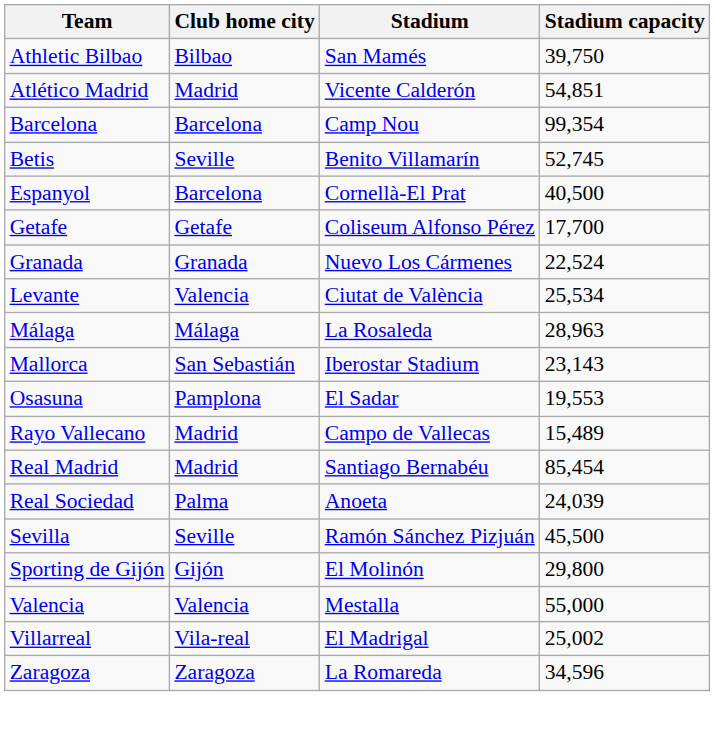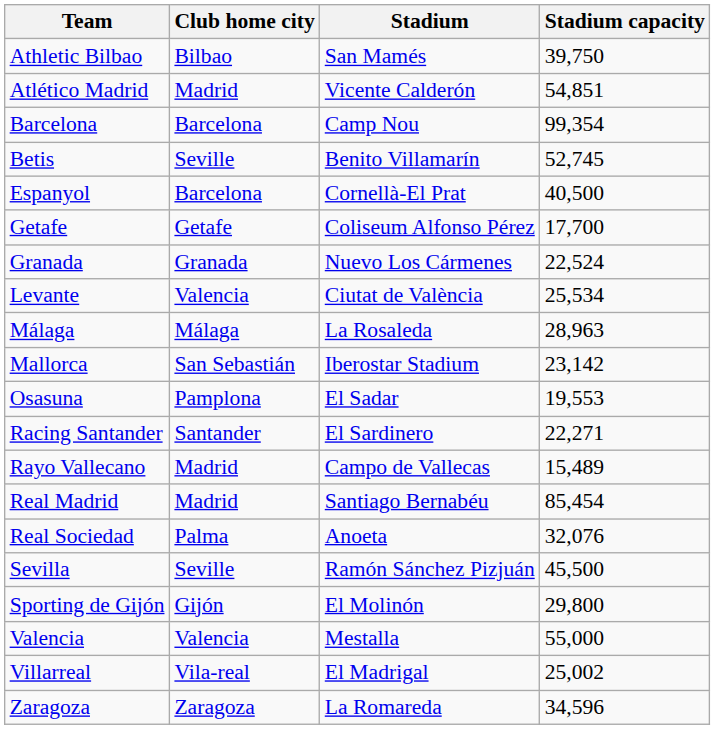(574, 364) 23,143 -> (574, 364) 23,142
+ row: (86, 432)
(574, 501) 24,039 -> (574, 535) 32,076
